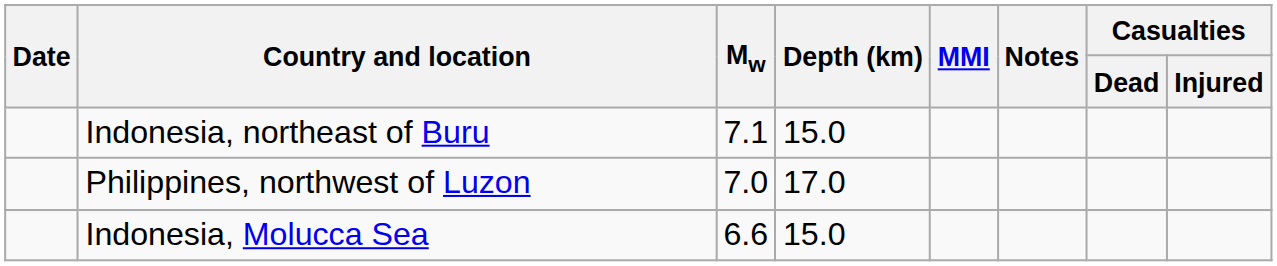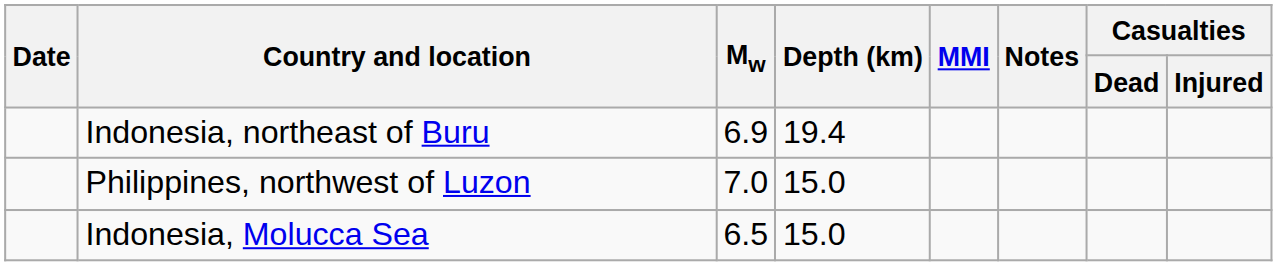(746, 132) 7.1 -> (746, 132) 6.9
(814, 132) 15.0 -> (814, 132) 19.4
(814, 183) 17.0 -> (814, 183) 15.0
(746, 234) 6.6 -> (746, 234) 6.5
